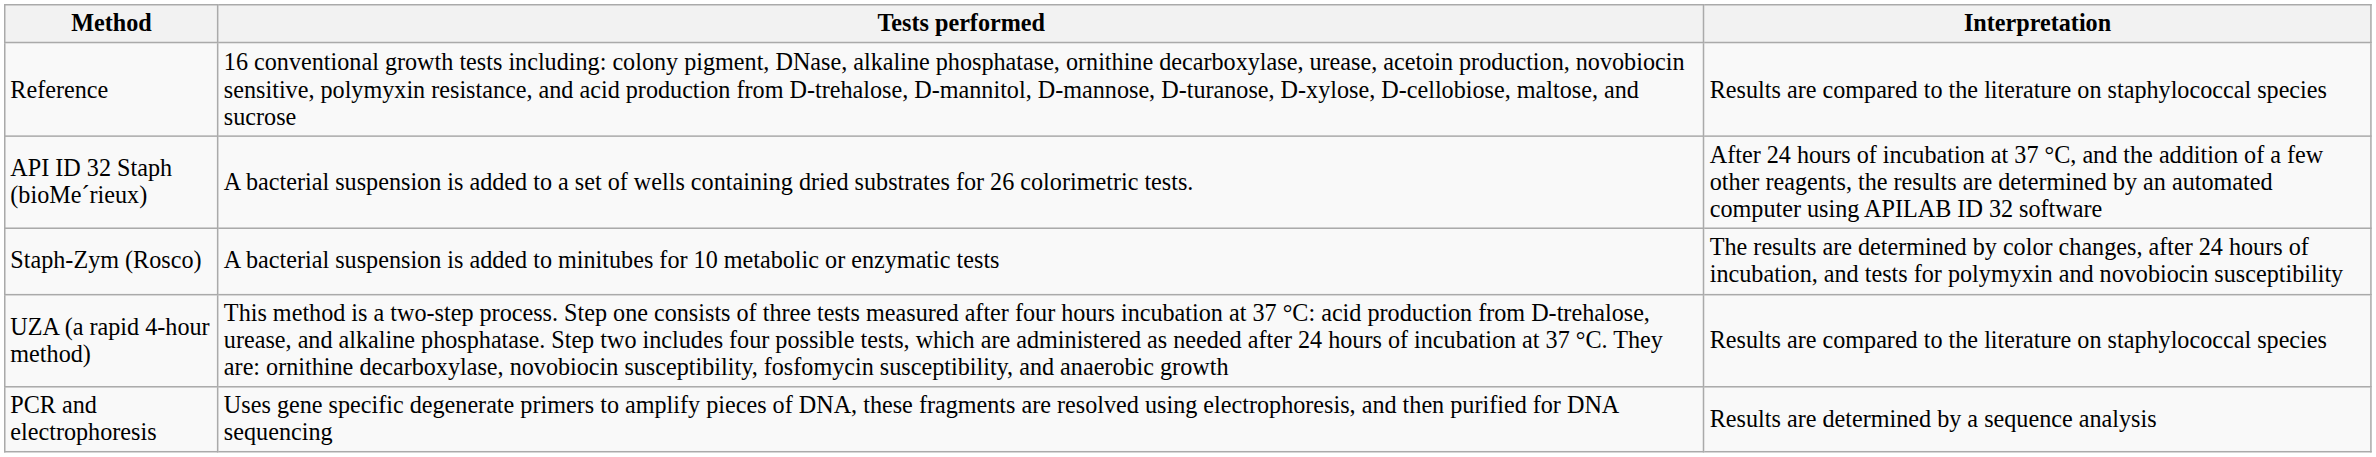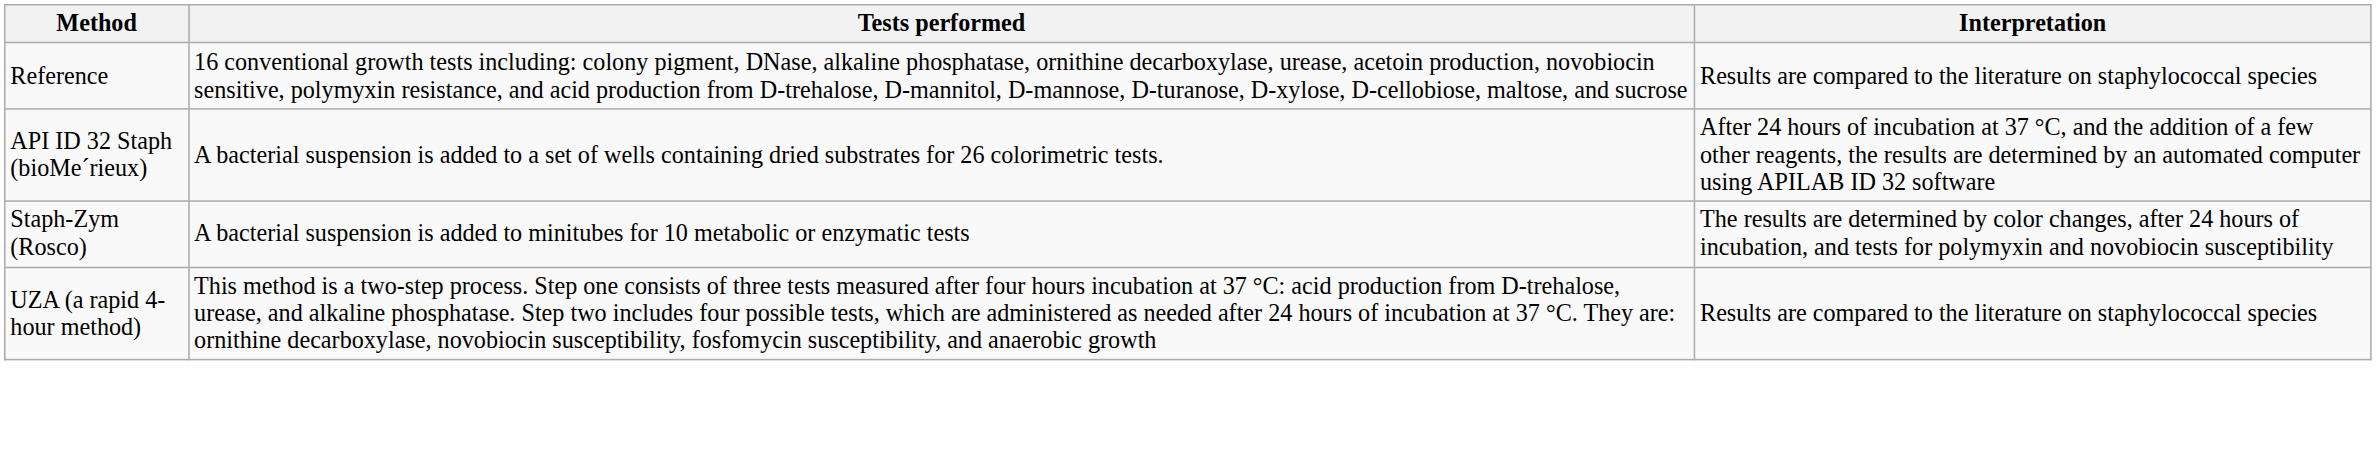- row: (83, 419)
